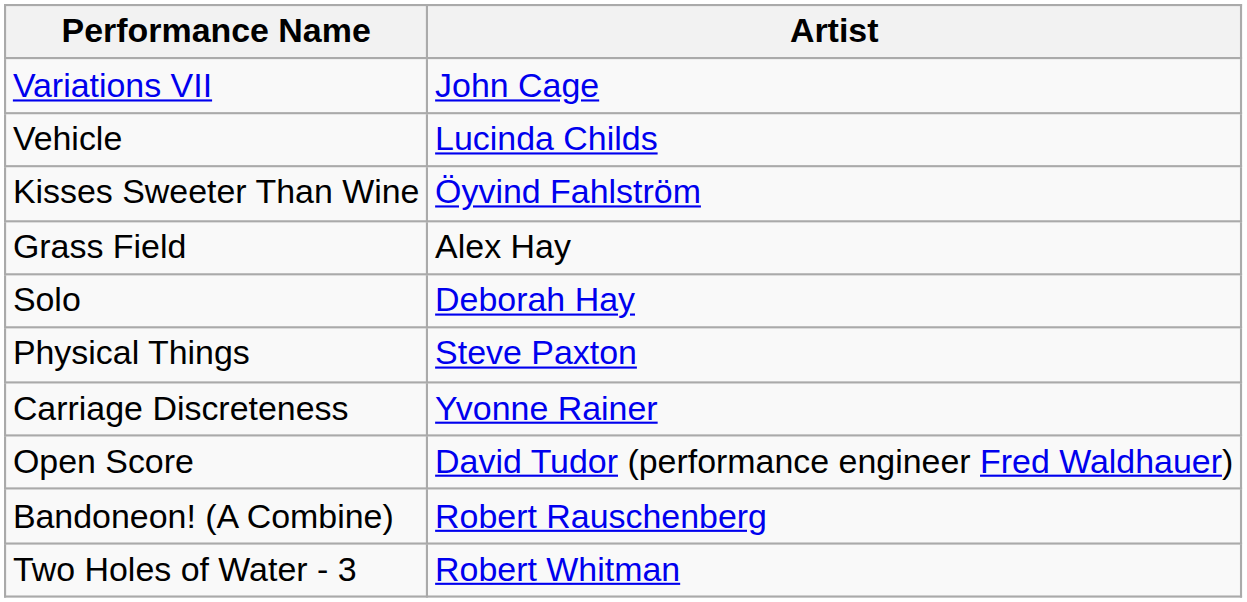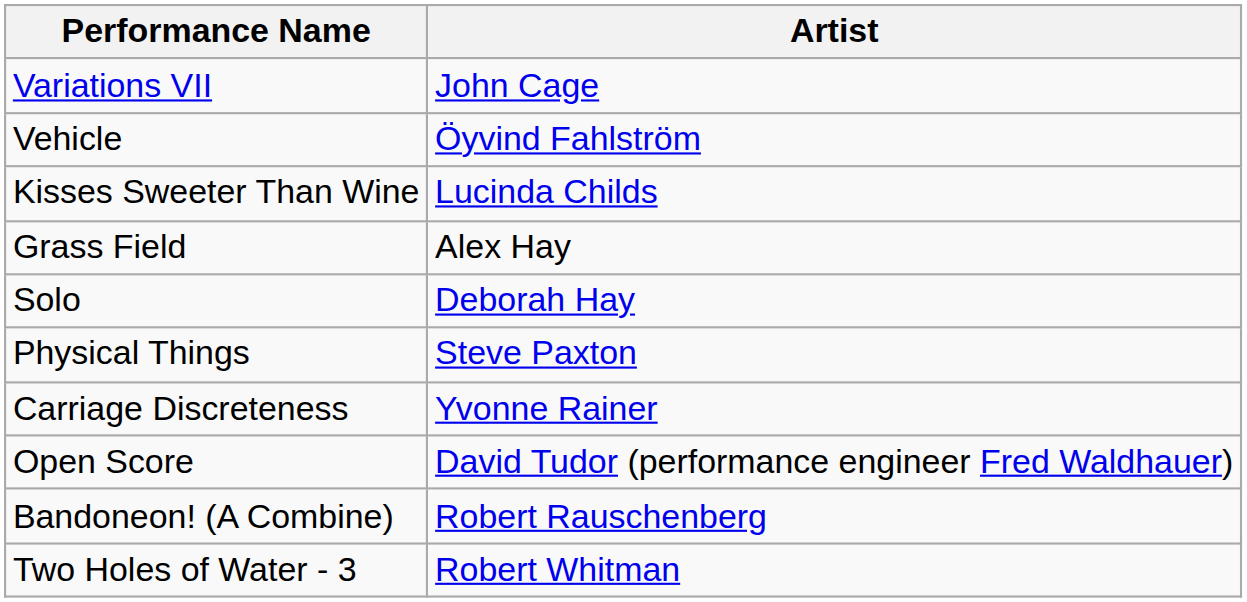(546, 138) Lucinda Childs -> (568, 138) Öyvind Fahlström
(568, 192) Öyvind Fahlström -> (546, 192) Lucinda Childs
